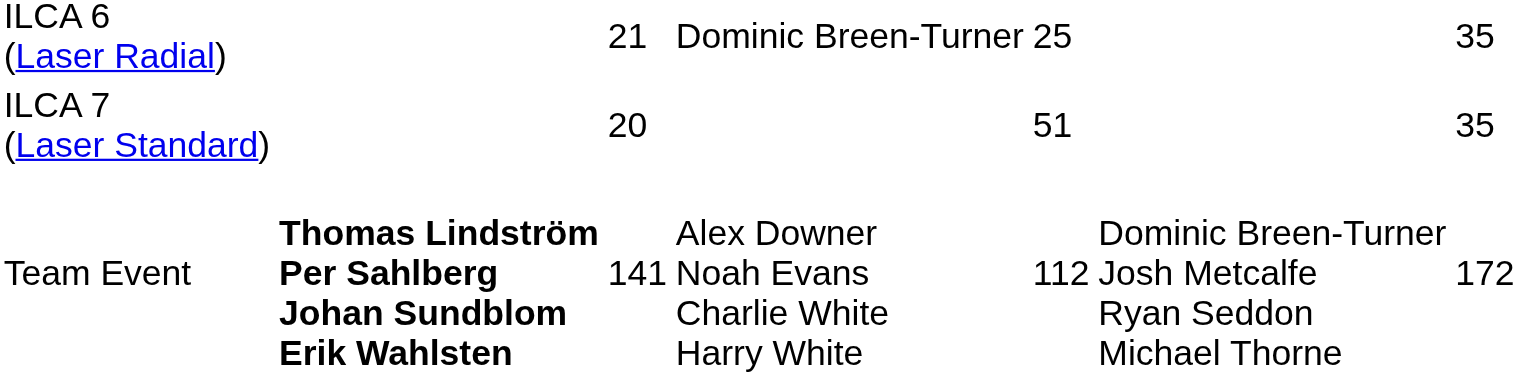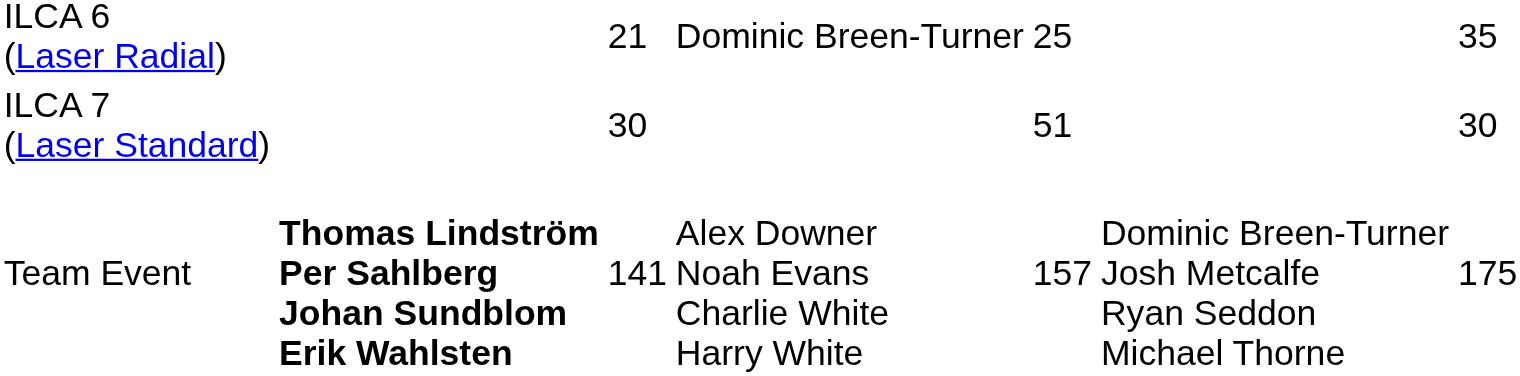(627, 124) 20 -> (627, 124) 30
(1475, 124) 35 -> (1478, 124) 30
(1061, 273) 112 -> (1062, 273) 157
(1485, 273) 172 -> (1488, 273) 175
